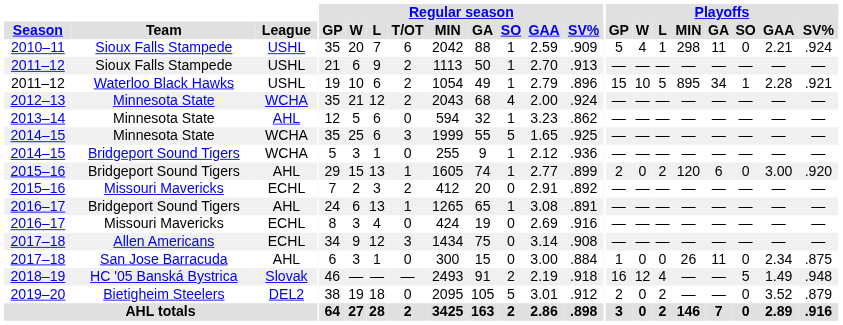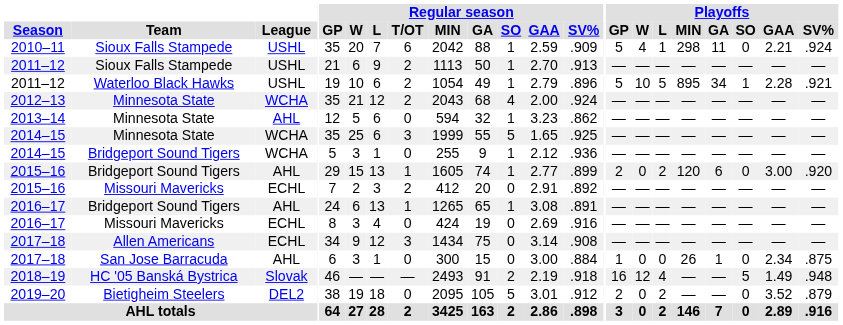(619, 83) 15 -> (619, 83) 5
(719, 259) 11 -> (719, 259) 1
